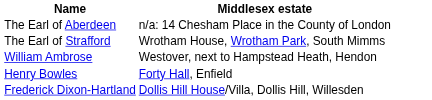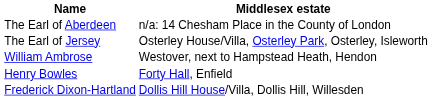+ row: (52, 41)
- row: (57, 41)
